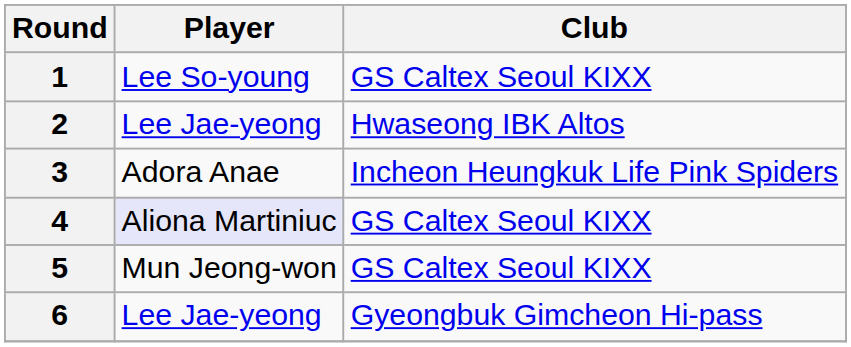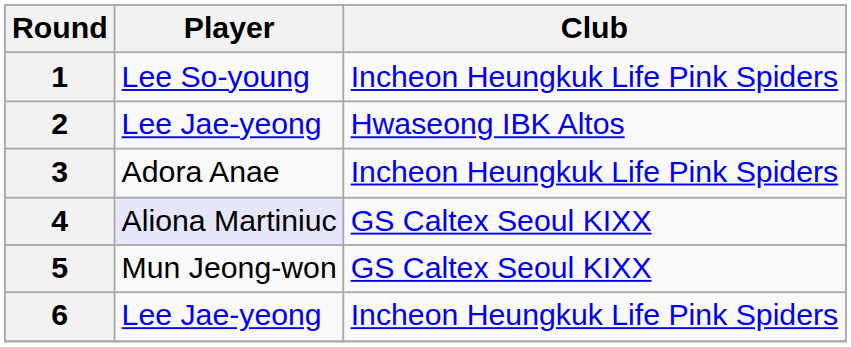(501, 76) GS Caltex Seoul KIXX -> (594, 76) Incheon Heungkuk Life Pink Spiders
(557, 316) Gyeongbuk Gimcheon Hi-pass -> (594, 316) Incheon Heungkuk Life Pink Spiders
